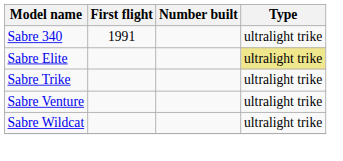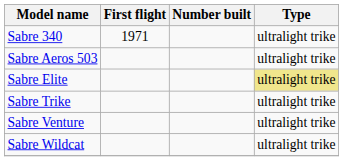(122, 36) 1991 -> (135, 36) 1971
+ row: (53, 58)
